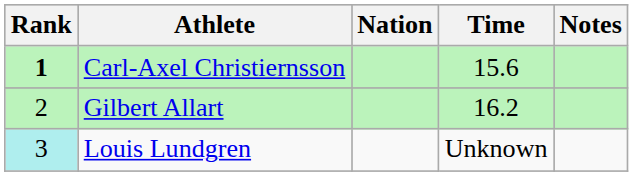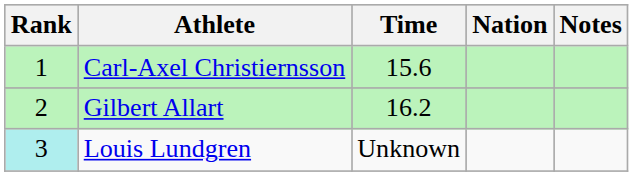columns swapped: (395, 25) <-> (496, 25)
(41, 66) bold -> (41, 66) normal
